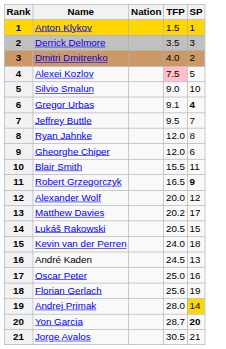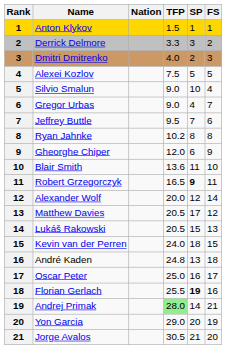+ column: (213, 12)
(173, 43) 3.5 -> (173, 43) 3.3
(173, 74) pink background -> (173, 74) no background
(173, 105) 9.1 -> (173, 105) 9.0
(192, 105) bold -> (192, 105) normal
(175, 136) 12.0 -> (175, 136) 10.2
(175, 167) 15.5 -> (175, 167) 13.6
(175, 213) 20.2 -> (175, 213) 20.5
(175, 259) 24.5 -> (175, 259) 24.8
(175, 290) 25.6 -> (175, 290) 25.5
(195, 290) normal -> (195, 290) bold
(175, 306) no background -> (175, 306) lightgreen background
(195, 306) gold background -> (195, 306) no background
(175, 321) 28.7 -> (175, 321) 29.0
(195, 321) bold -> (195, 321) normal
